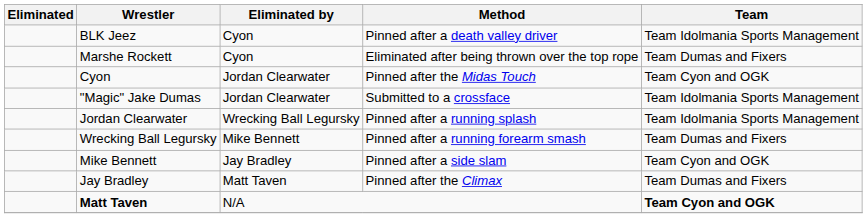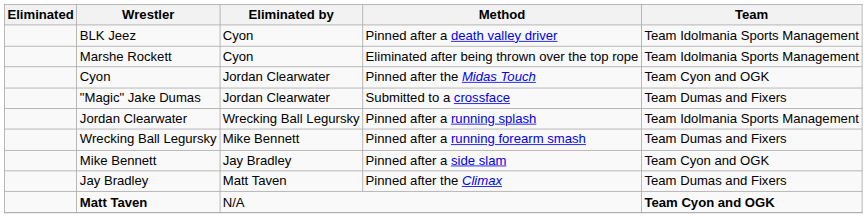(716, 56) Team Dumas and Fixers -> (752, 56) Team Idolmania Sports Management
(752, 98) Team Idolmania Sports Management -> (716, 98) Team Dumas and Fixers
